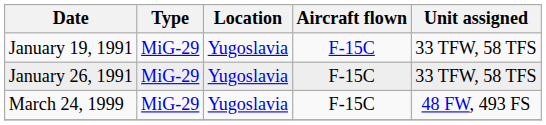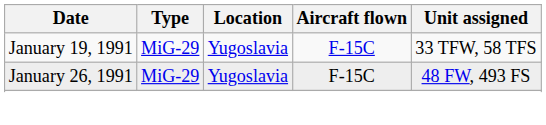(476, 76) 33 TFW, 58 TFS -> (476, 76) 48 FW, 493 FS
- row: (66, 104)
